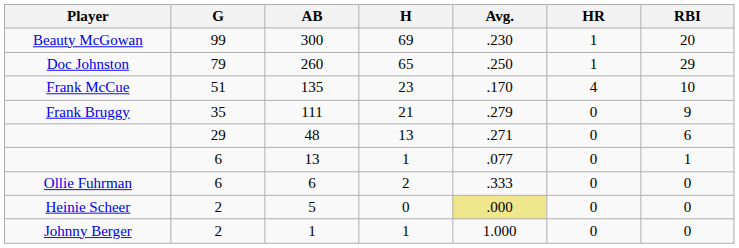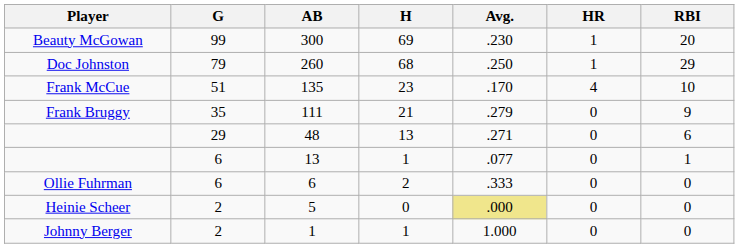(406, 64) 65 -> (406, 64) 68
